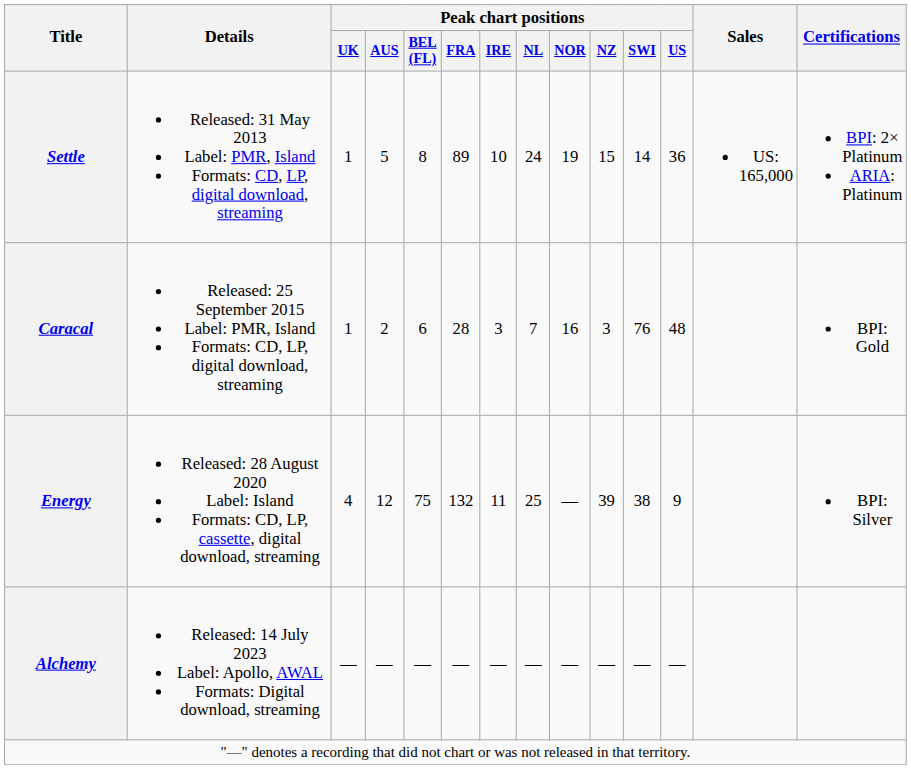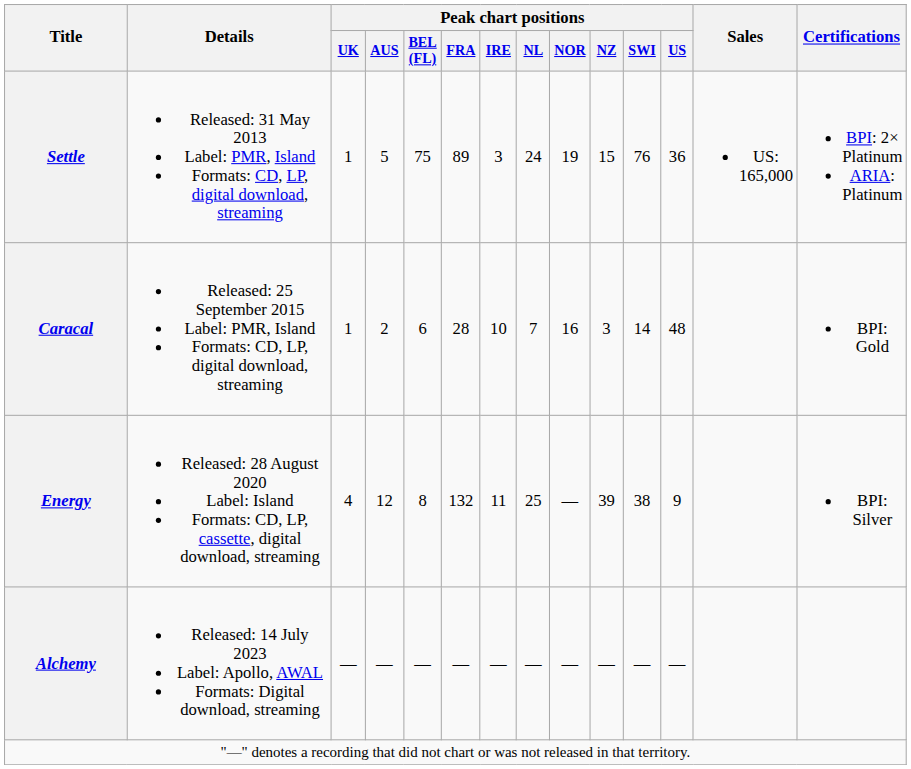(423, 156) 8 -> (423, 156) 75
(498, 156) 10 -> (498, 156) 3
(642, 156) 14 -> (642, 156) 76
(498, 328) 3 -> (498, 328) 10
(642, 328) 76 -> (642, 328) 14
(423, 500) 75 -> (423, 500) 8
